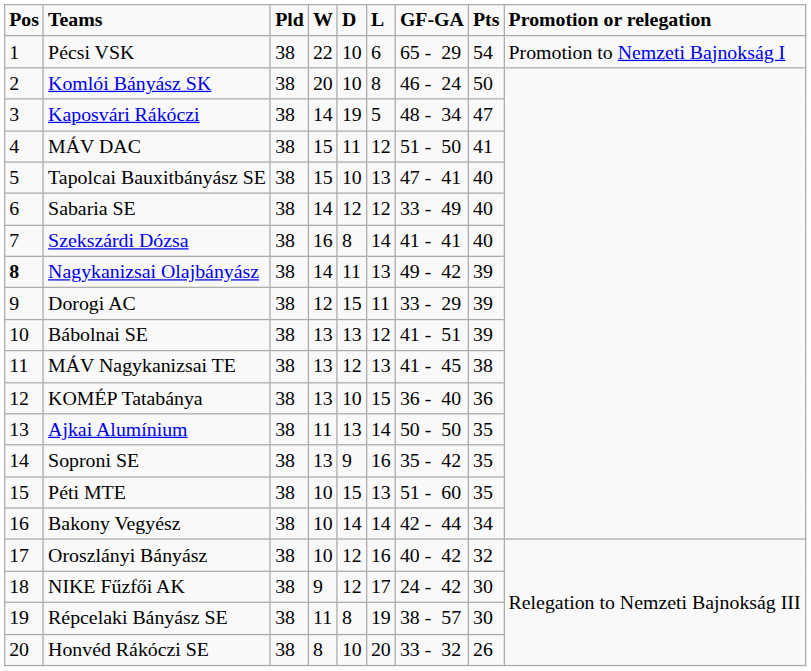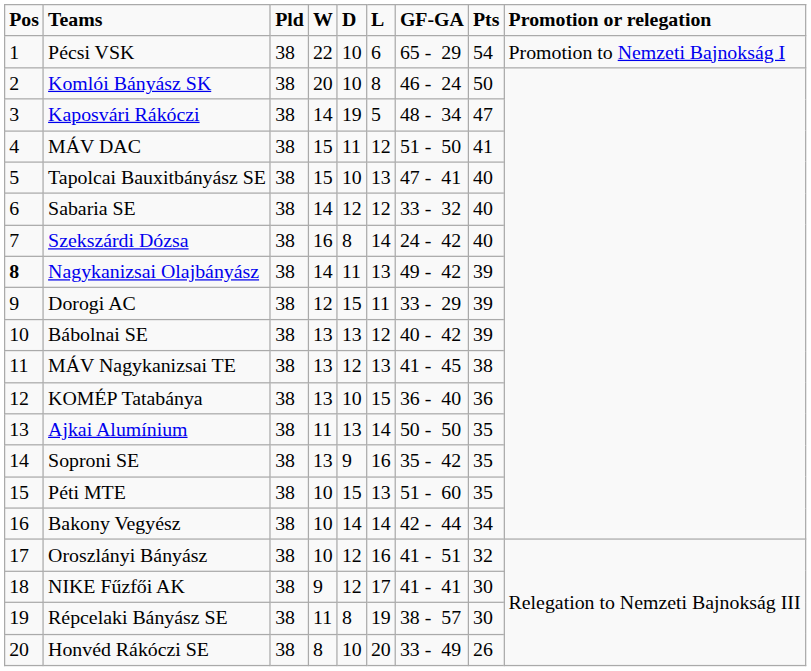(430, 209) 33 - 49 -> (430, 209) 33 - 32
(430, 240) 41 - 41 -> (430, 240) 24 - 42
(430, 334) 41 - 51 -> (430, 334) 40 - 42
(430, 555) 40 - 42 -> (430, 555) 41 - 51
(430, 586) 24 - 42 -> (430, 586) 41 - 41
(430, 649) 33 - 32 -> (430, 649) 33 - 49
